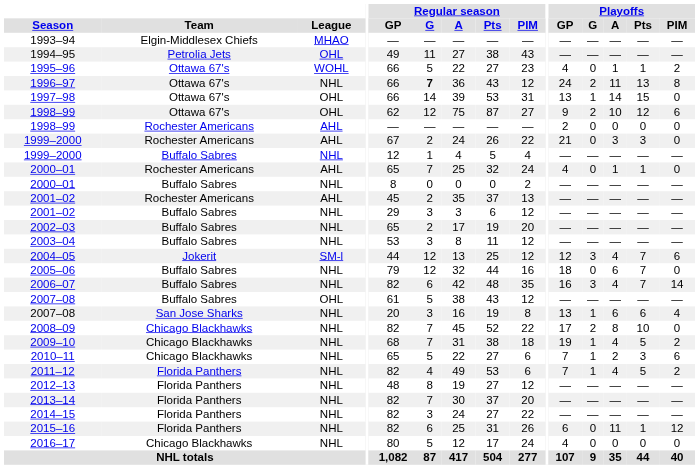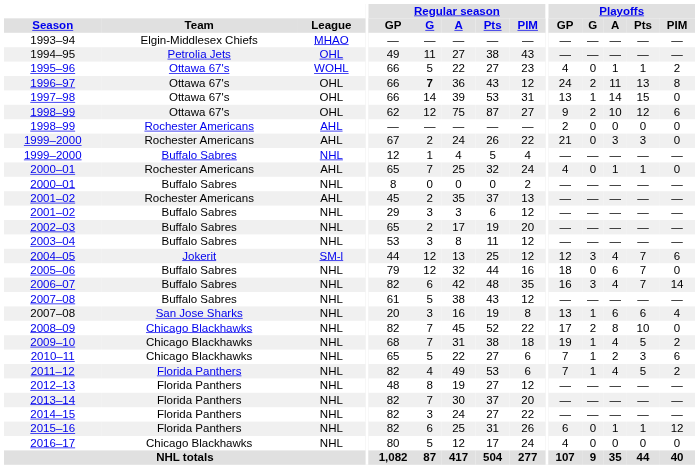(331, 83) NHL -> (331, 83) OHL
(331, 299) OHL -> (331, 299) NHL
(615, 428) 11 -> (615, 428) 1
